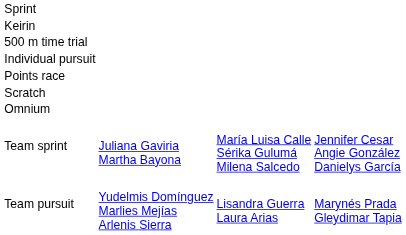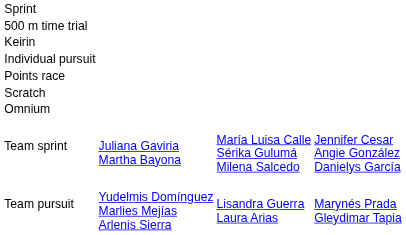rows swapped: (46, 42) <-> (20, 25)
